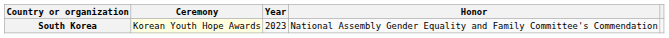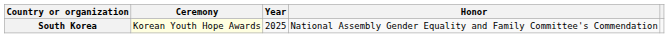(276, 26) 2023 -> (276, 26) 2025
